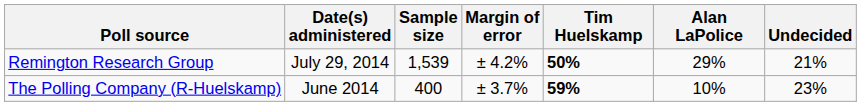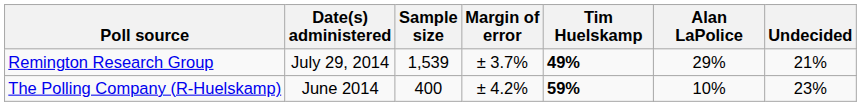(502, 62) ± 4.2% -> (502, 62) ± 3.7%
(563, 62) 50% -> (563, 62) 49%
(502, 88) ± 3.7% -> (502, 88) ± 4.2%
